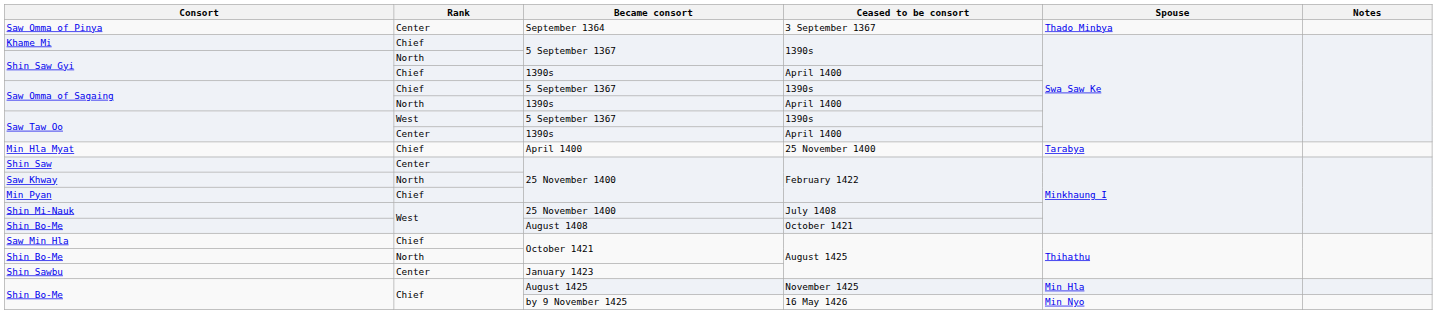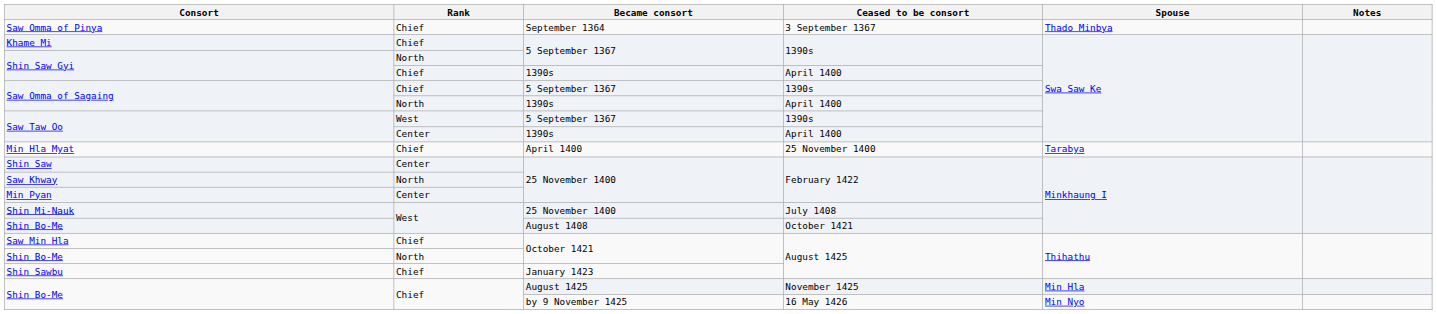(413, 27) Center -> (410, 27) Chief
(410, 195) Chief -> (413, 195) Center
(413, 271) Center -> (410, 271) Chief
